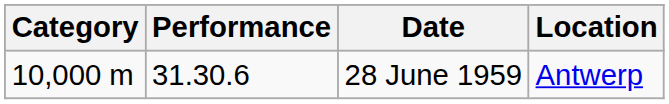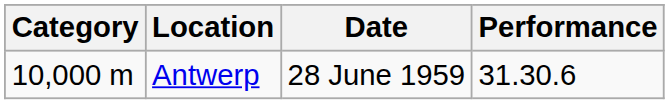columns swapped: (242, 27) <-> (597, 27)
